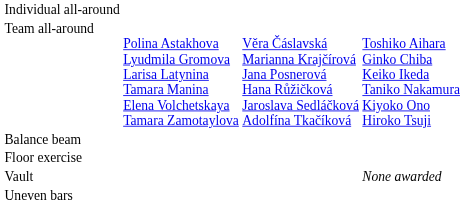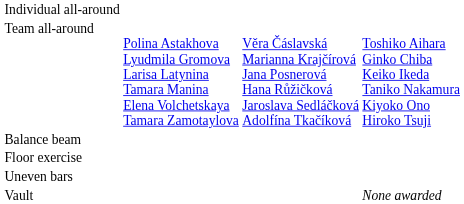rows swapped: (39, 195) <-> (19, 176)
